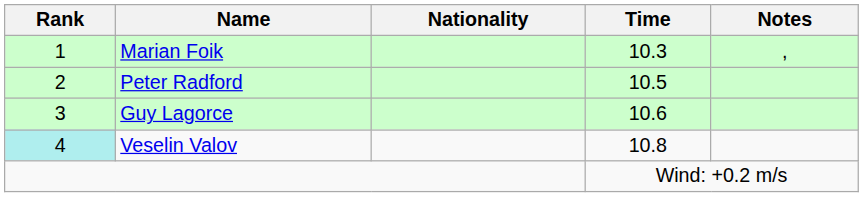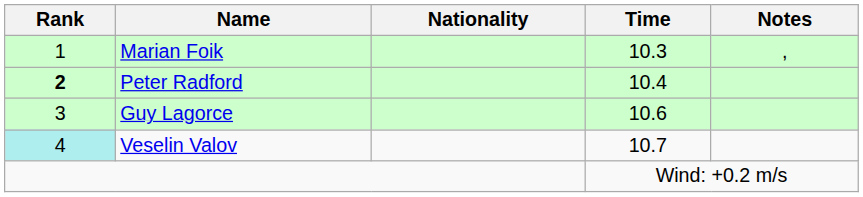(60, 82) normal -> (60, 82) bold
(648, 82) 10.5 -> (648, 82) 10.4
(648, 144) 10.8 -> (648, 144) 10.7
